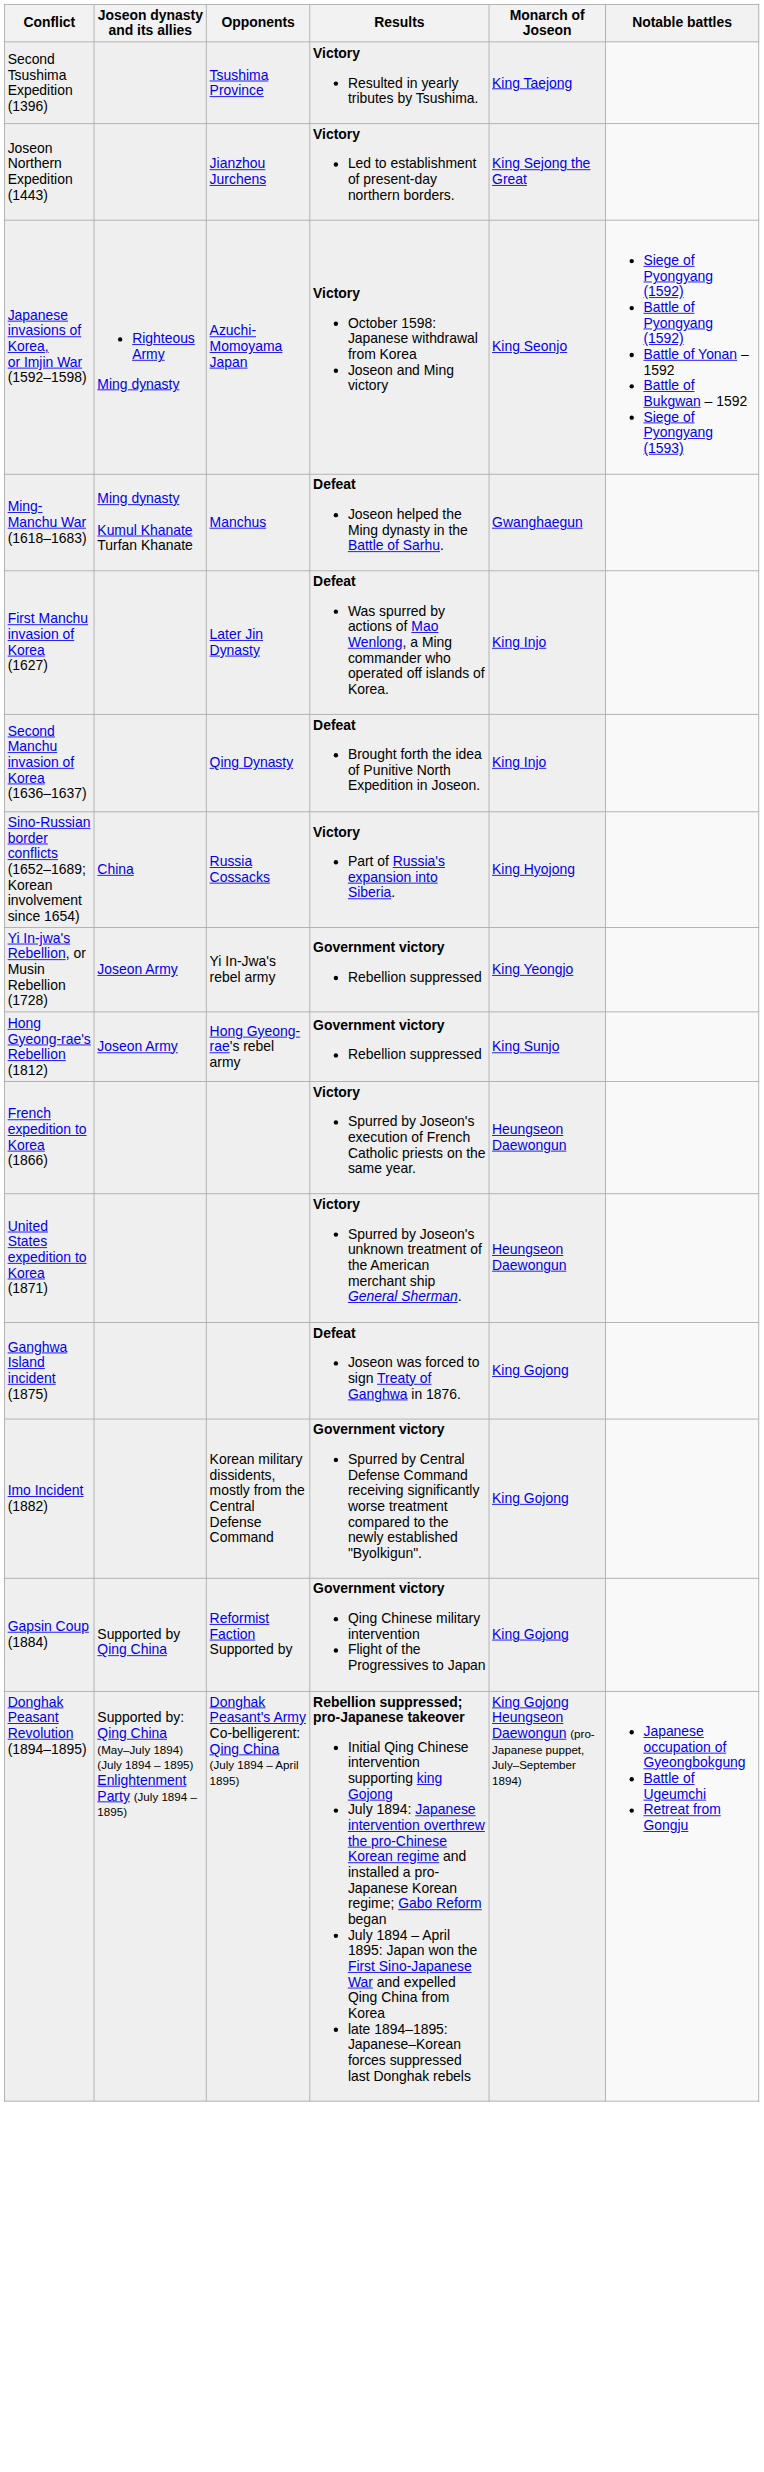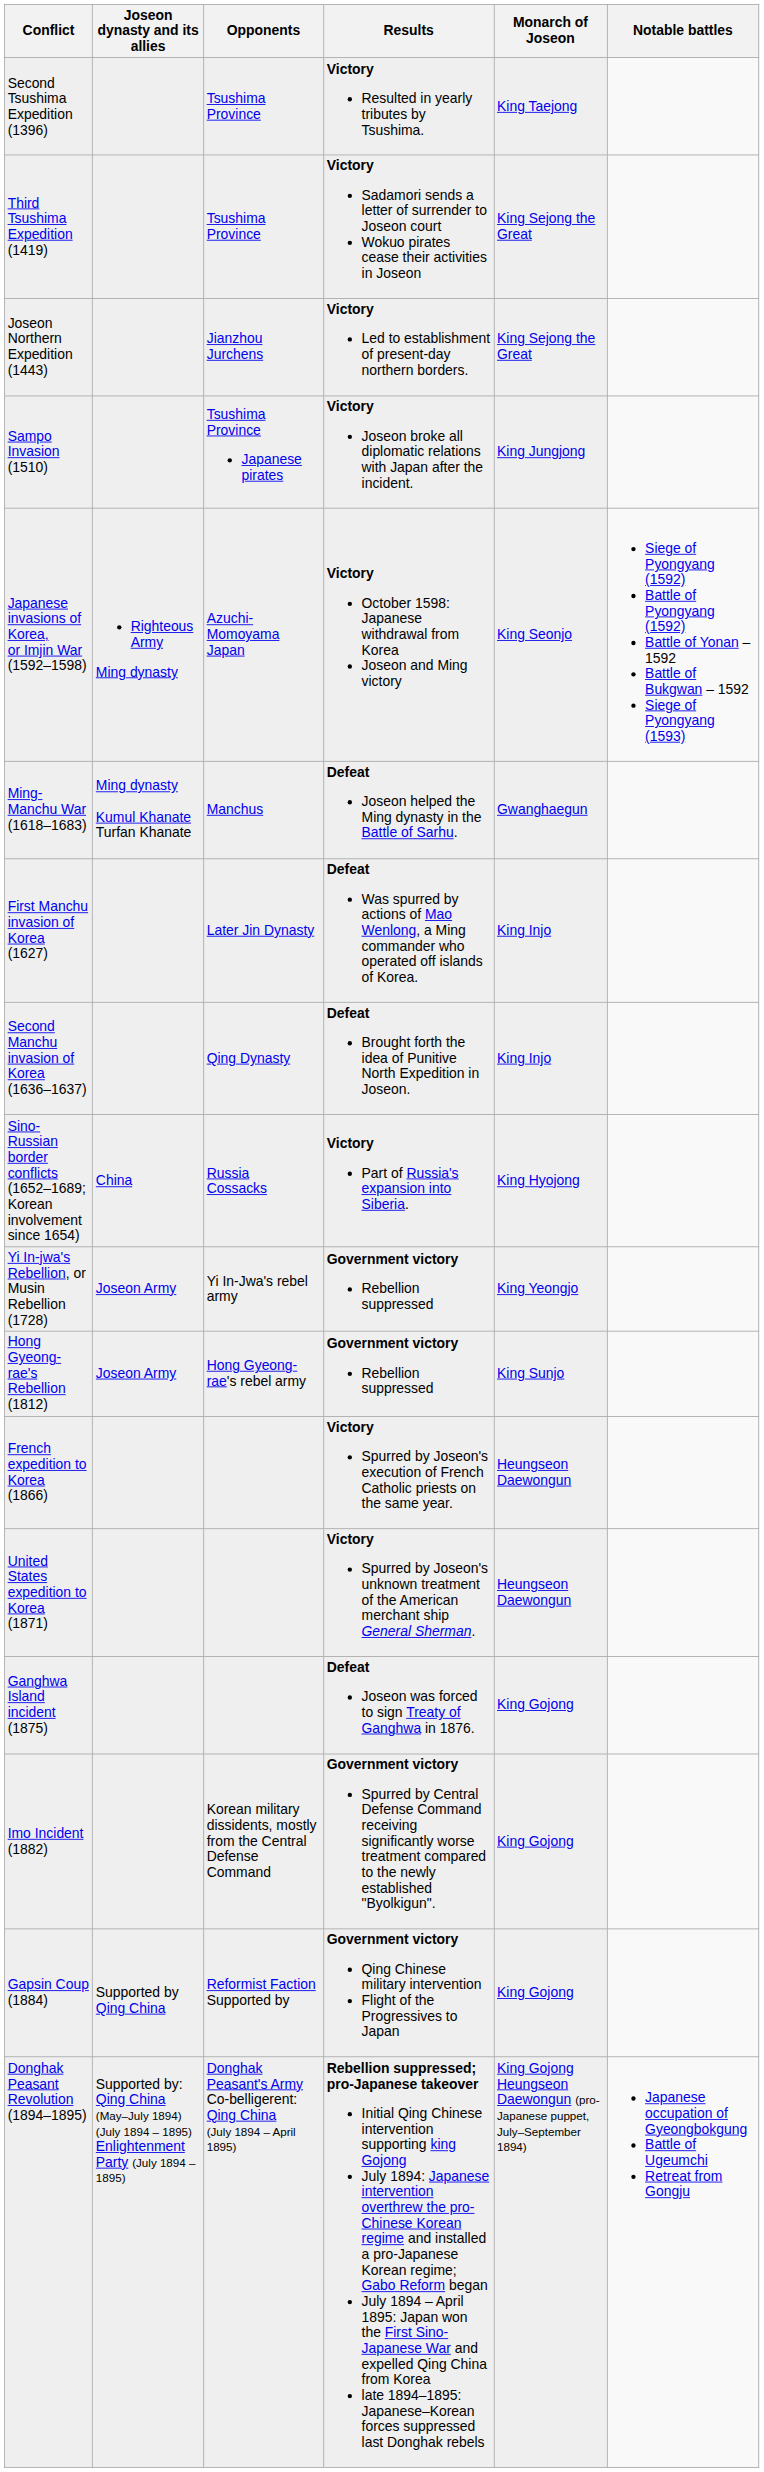+ row: (40, 226)
+ row: (34, 451)
